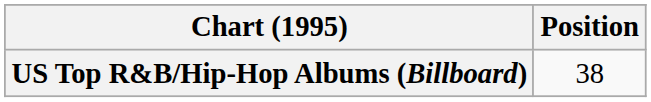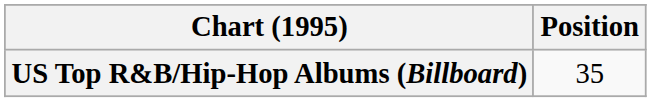(590, 72) 38 -> (590, 72) 35
